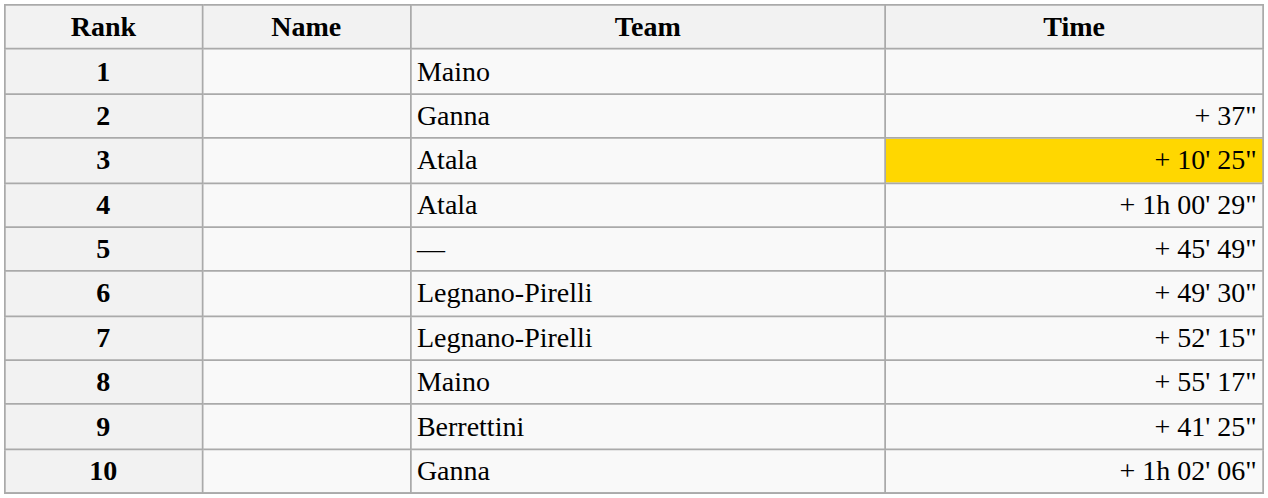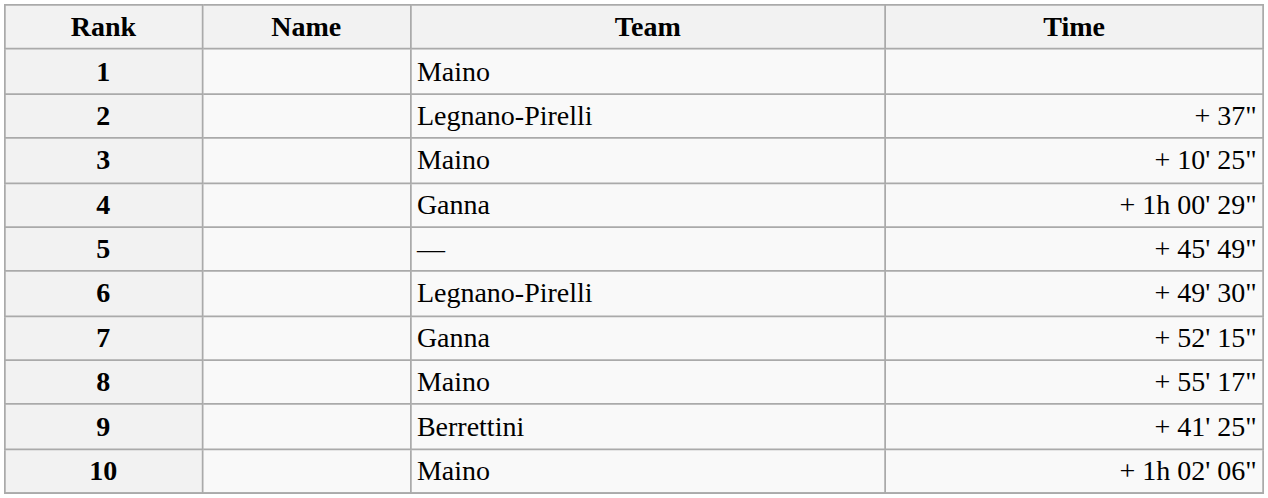(453, 115) Ganna -> (505, 115) Legnano-Pirelli
(447, 159) Atala -> (453, 159) Maino
(1206, 159) gold background -> (1206, 159) no background
(447, 204) Atala -> (453, 204) Ganna
(505, 337) Legnano-Pirelli -> (453, 337) Ganna
(453, 470) Ganna -> (453, 470) Maino
